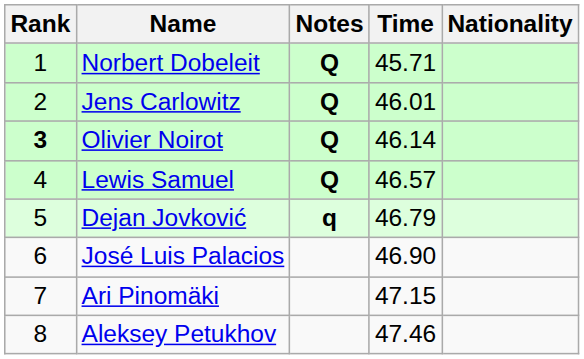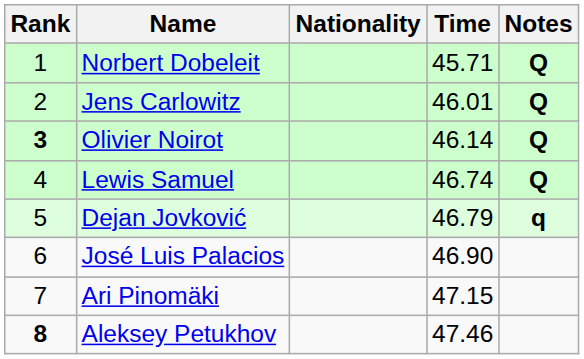columns swapped: (510, 23) <-> (330, 23)
(406, 179) 46.57 -> (463, 179) 46.74
(40, 334) normal -> (40, 334) bold
